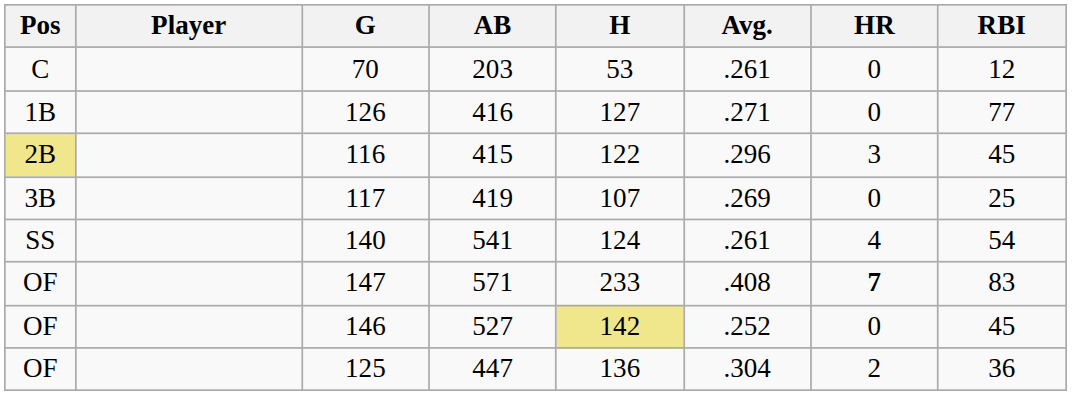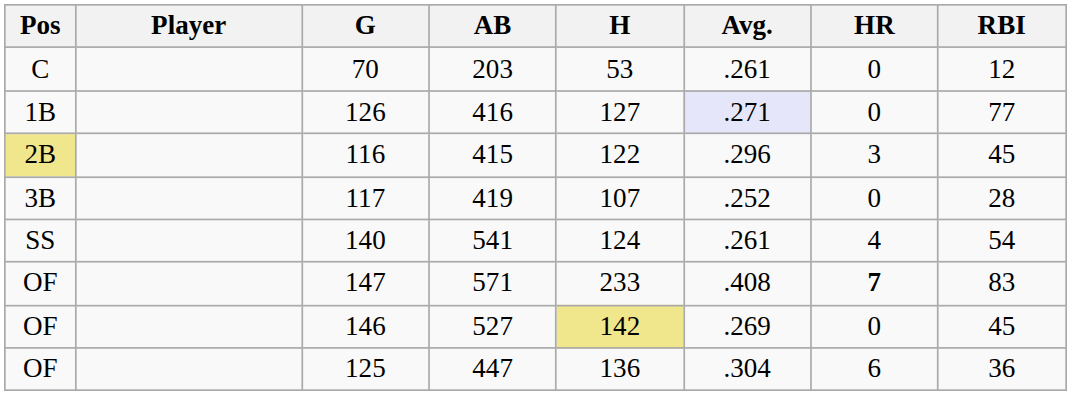(747, 111) no background -> (747, 111) lavender background
(747, 197) .269 -> (747, 197) .252
(1002, 197) 25 -> (1002, 197) 28
(747, 326) .252 -> (747, 326) .269
(874, 369) 2 -> (874, 369) 6
